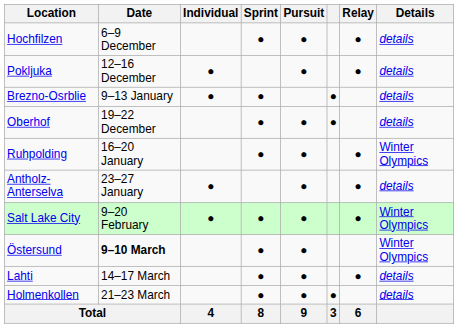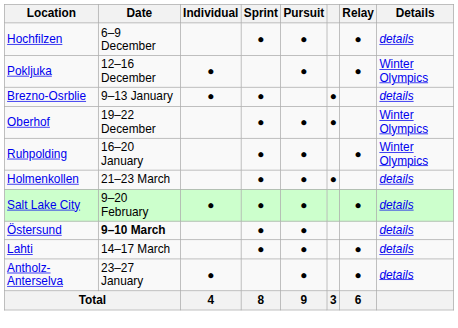(397, 71) details -> (404, 71) Winter Olympics
(397, 122) details -> (404, 122) Winter Olympics
rows swapped: (35, 186) <-> (43, 294)
(404, 218) Winter Olympics -> (397, 205) details
(404, 250) Winter Olympics -> (397, 230) details
